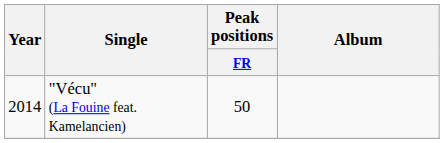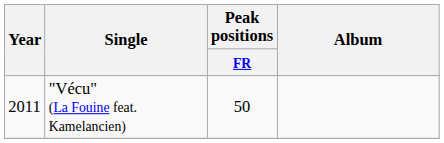(25, 106) 2014 -> (24, 106) 2011
